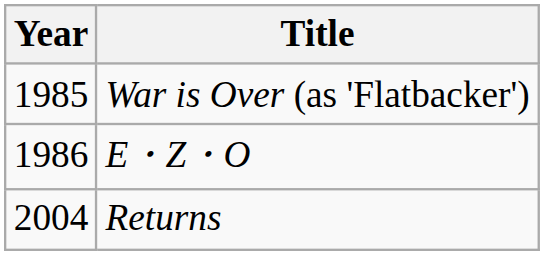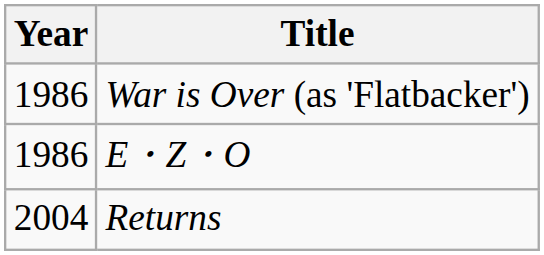(51, 93) 1985 -> (51, 93) 1986
